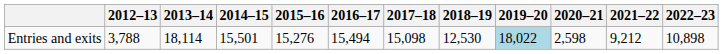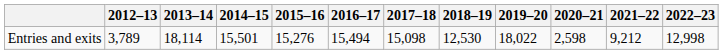(124, 37) 3,788 -> (124, 37) 3,789
(518, 37) lightblue background -> (518, 37) no background
(685, 37) 10,898 -> (685, 37) 12,998
